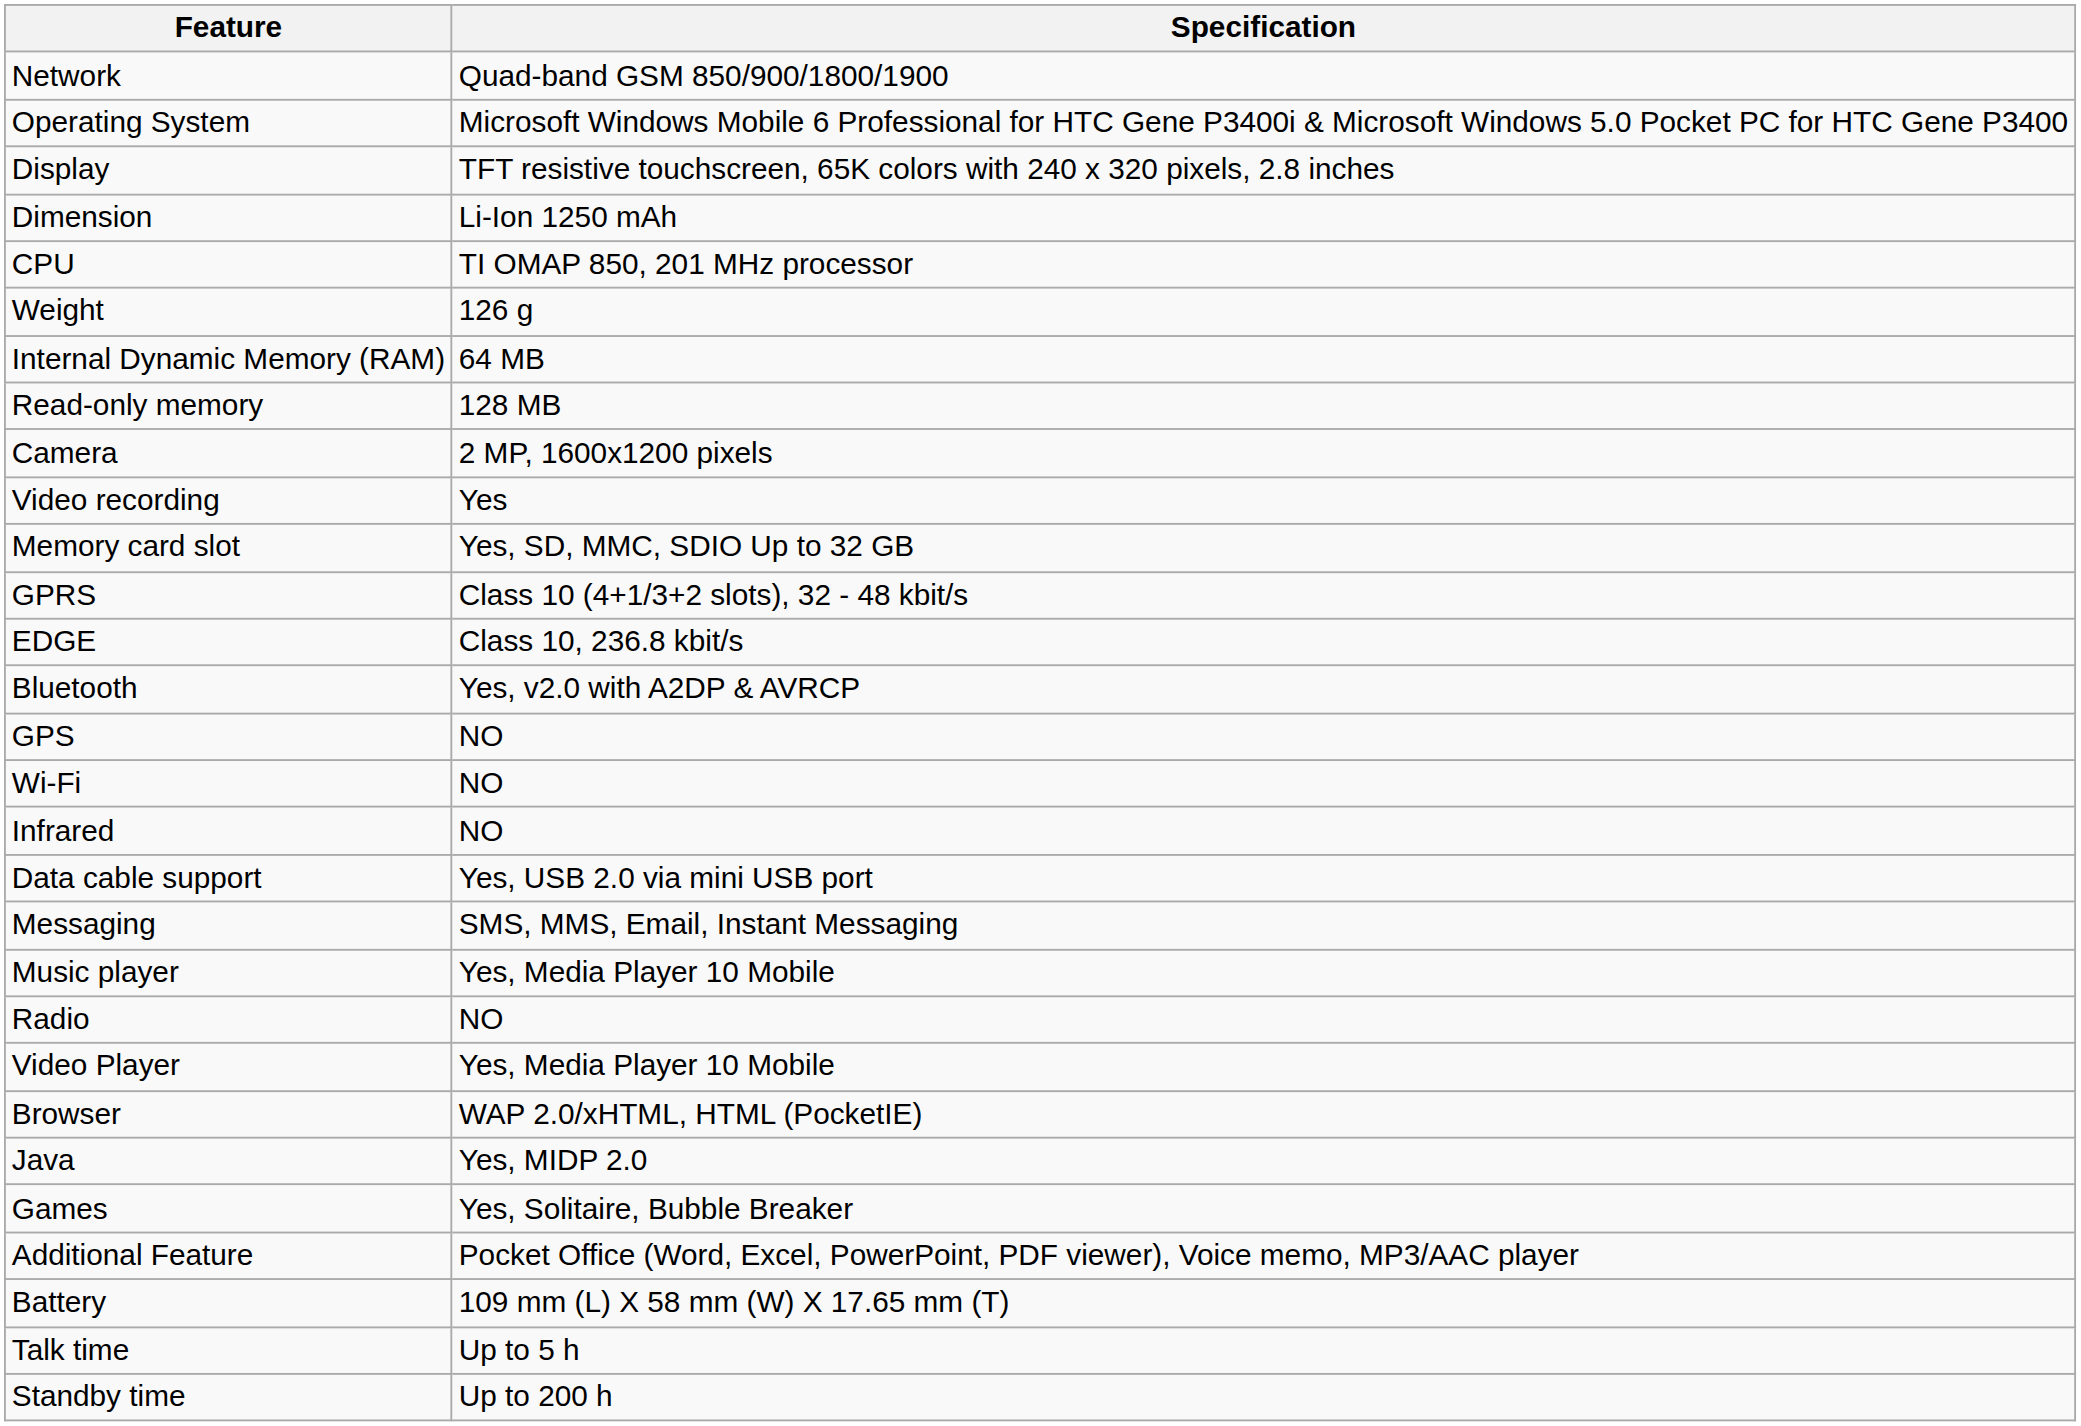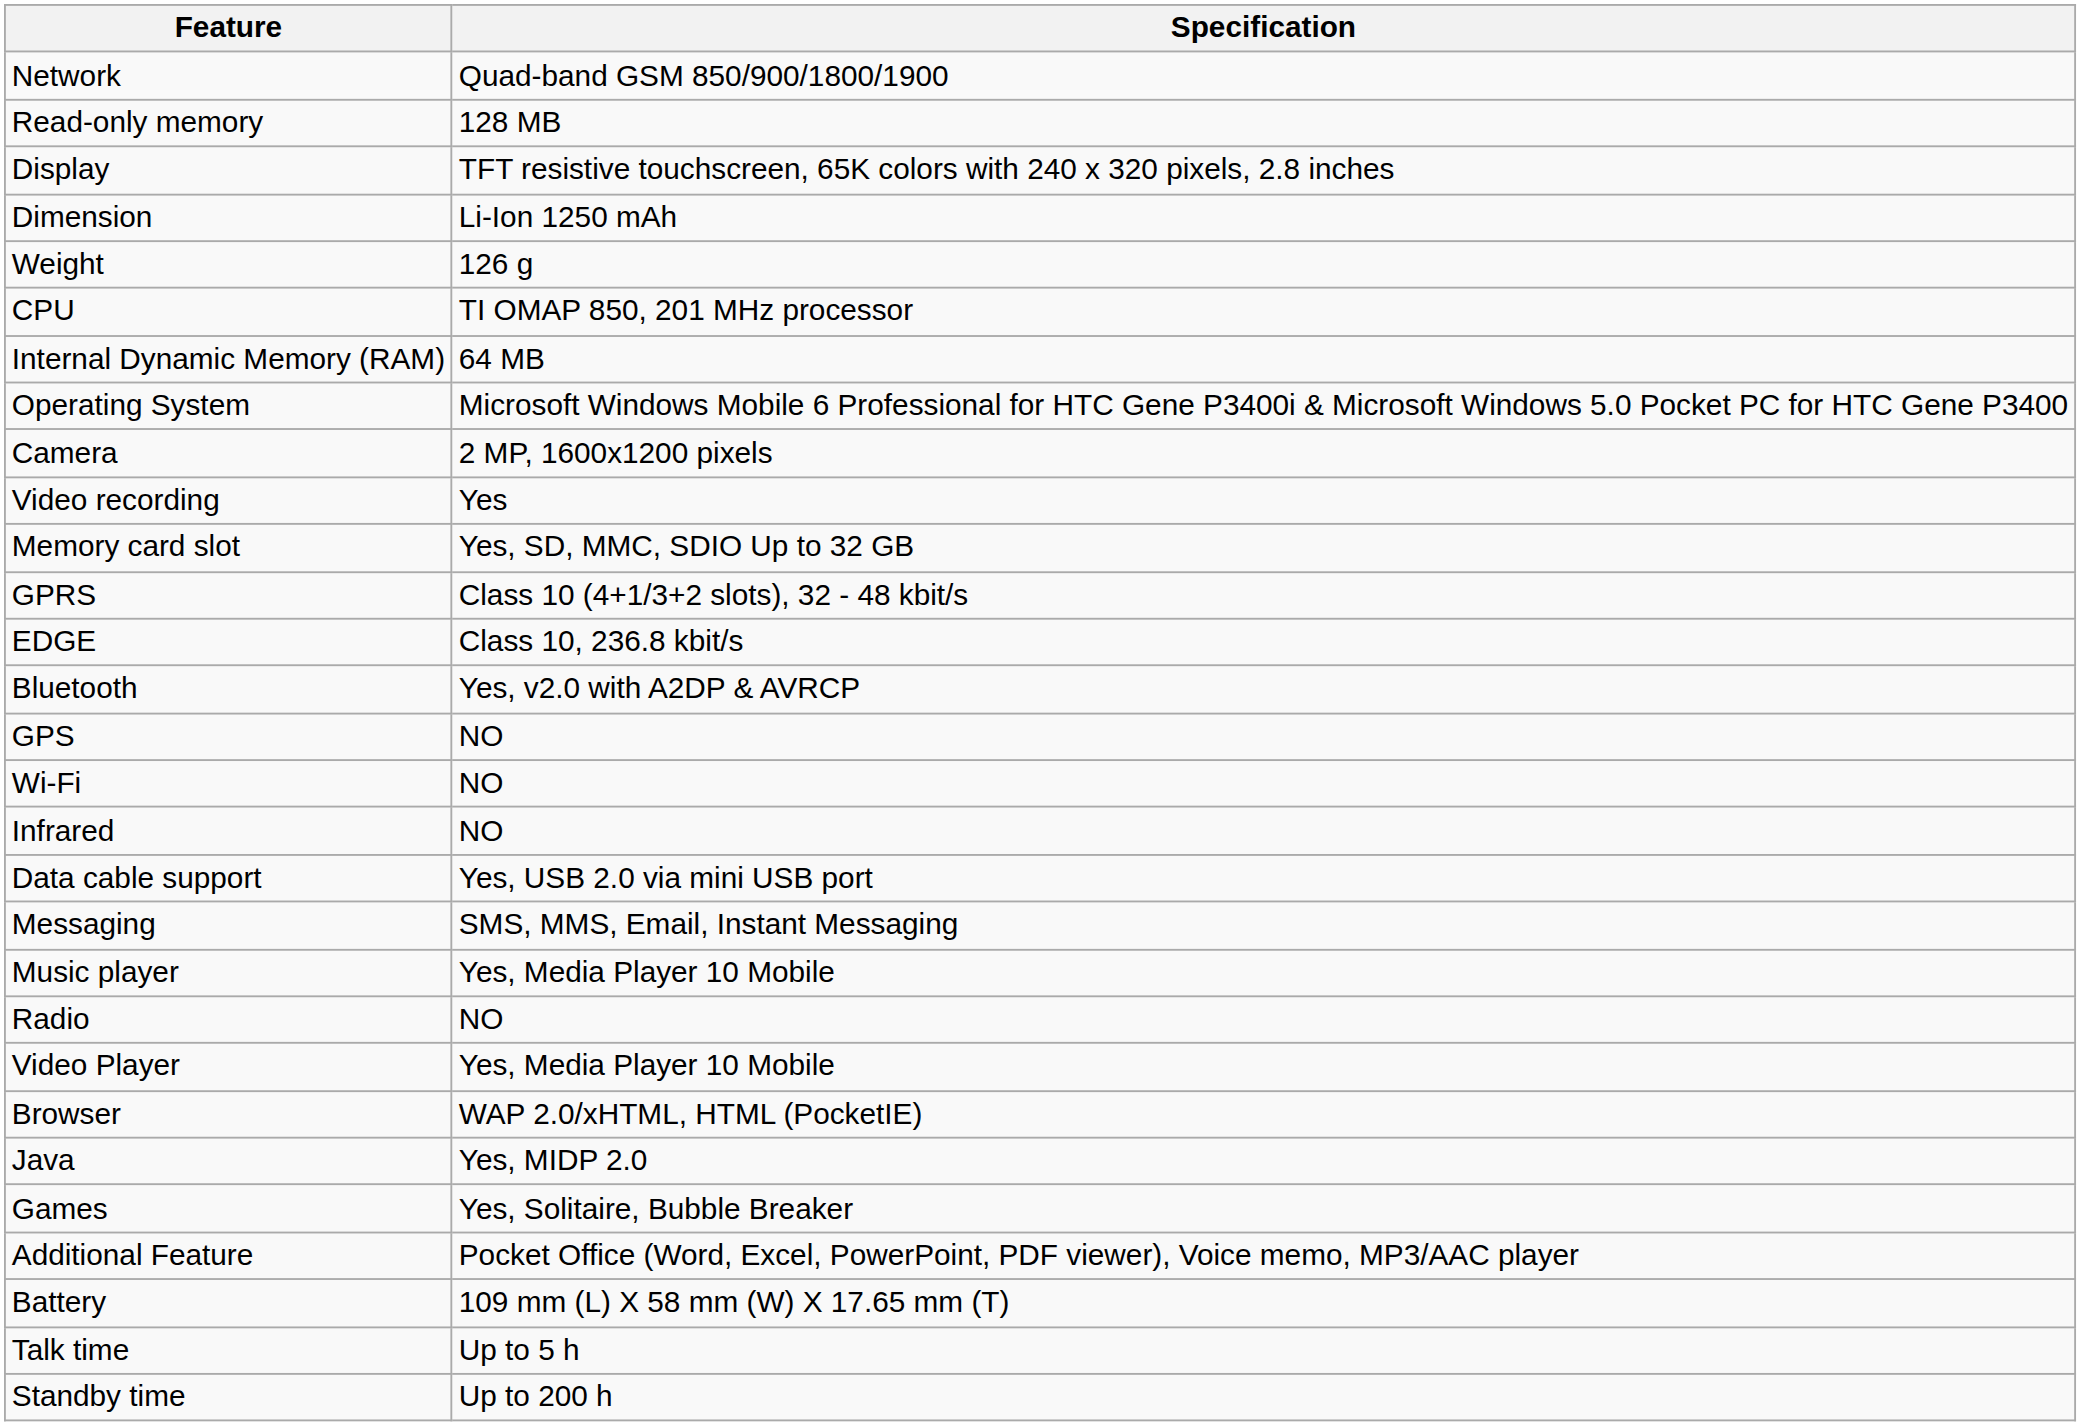rows swapped: (131, 122) <-> (137, 405)
rows swapped: (58, 311) <-> (43, 264)
